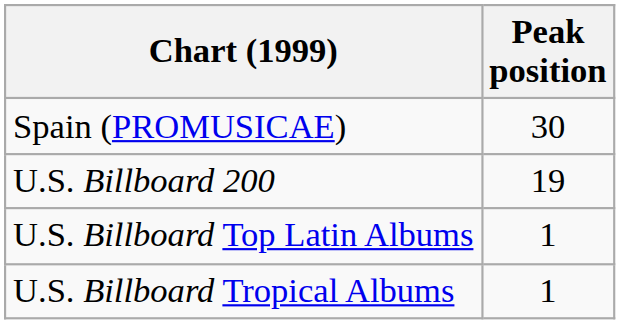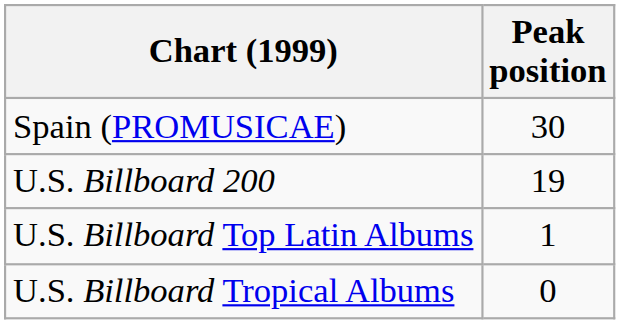(548, 290) 1 -> (548, 290) 0
